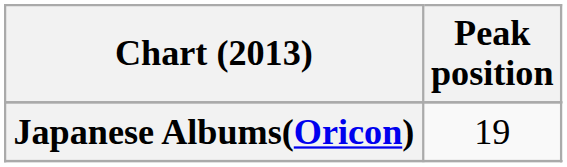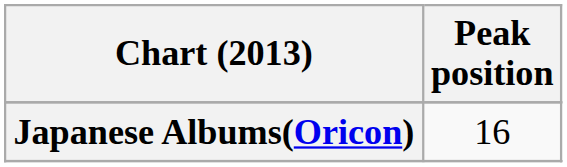(492, 131) 19 -> (492, 131) 16
